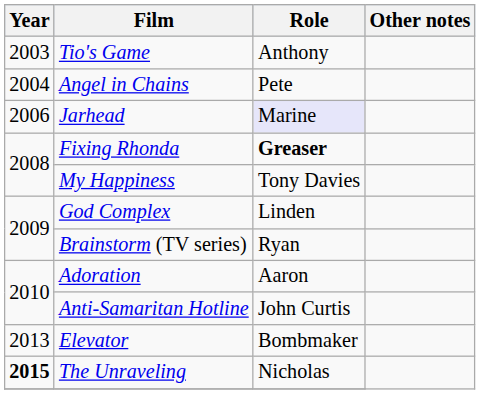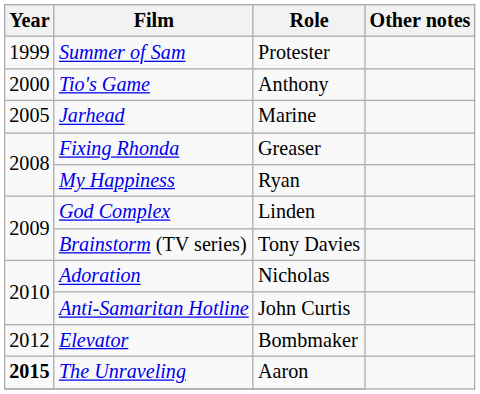+ row: (122, 52)
(29, 52) 2003 -> (29, 84) 2000
- row: (124, 84)
(29, 116) 2006 -> (29, 116) 2005
(287, 116) lavender background -> (287, 116) no background
(293, 148) bold -> (289, 148) normal
(309, 180) Tony Davies -> (279, 180) Ryan
(279, 244) Ryan -> (309, 244) Tony Davies
(283, 276) Aaron -> (294, 276) Nicholas
(29, 340) 2013 -> (29, 340) 2012
(294, 372) Nicholas -> (283, 372) Aaron
